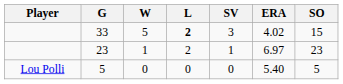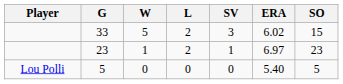(188, 32) bold -> (188, 32) normal
(274, 32) 4.02 -> (274, 32) 6.02
